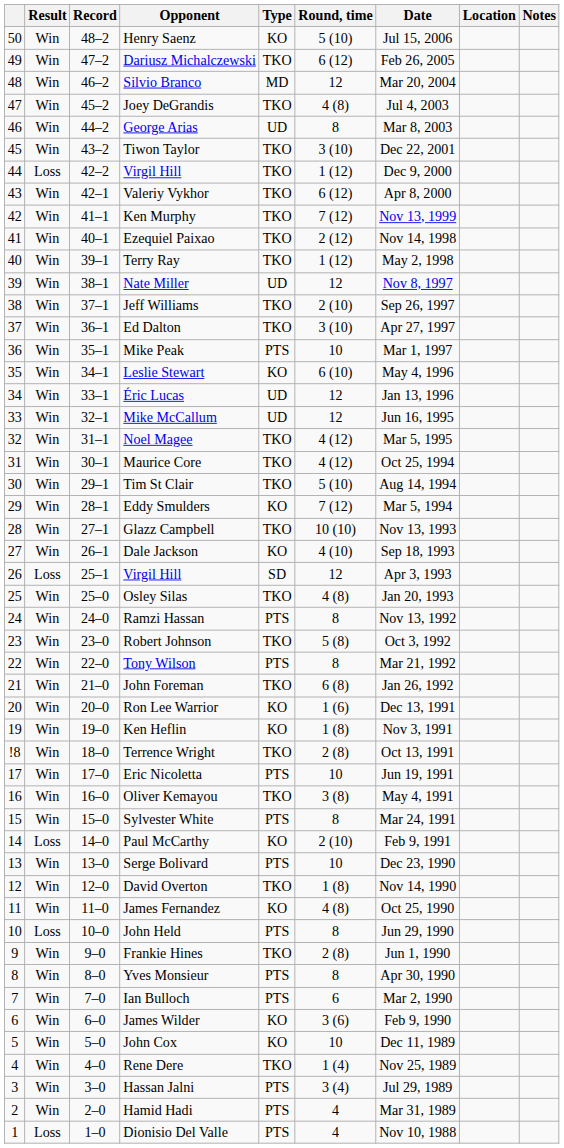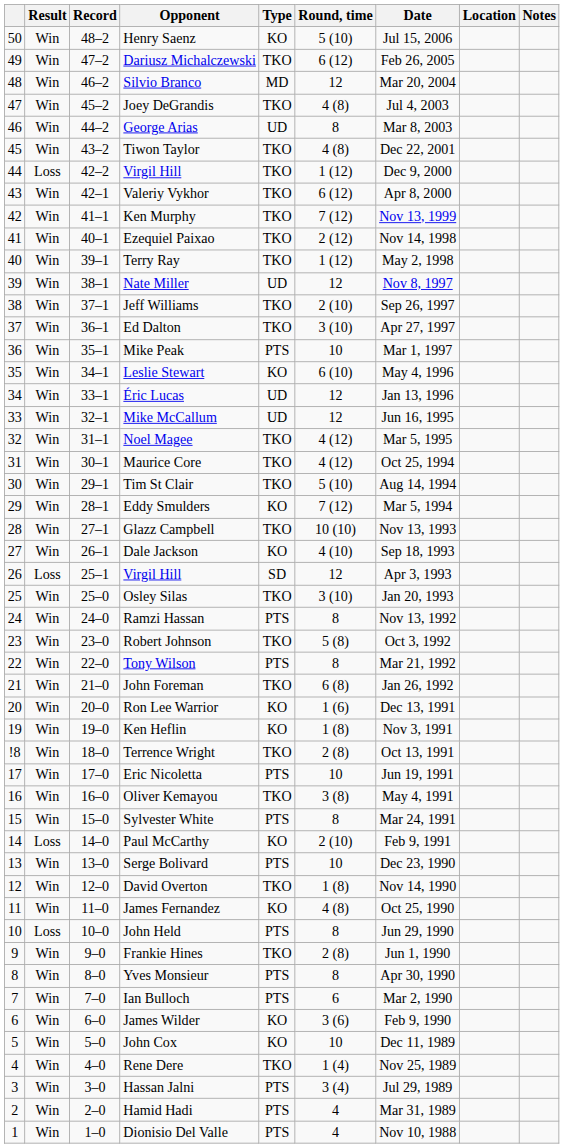(335, 149) 3 (10) -> (335, 149) 4 (8)
(335, 596) 4 (8) -> (335, 596) 3 (10)
(47, 1132) Loss -> (47, 1132) Win
